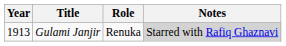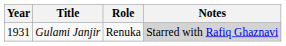(19, 31) 1913 -> (19, 31) 1931
